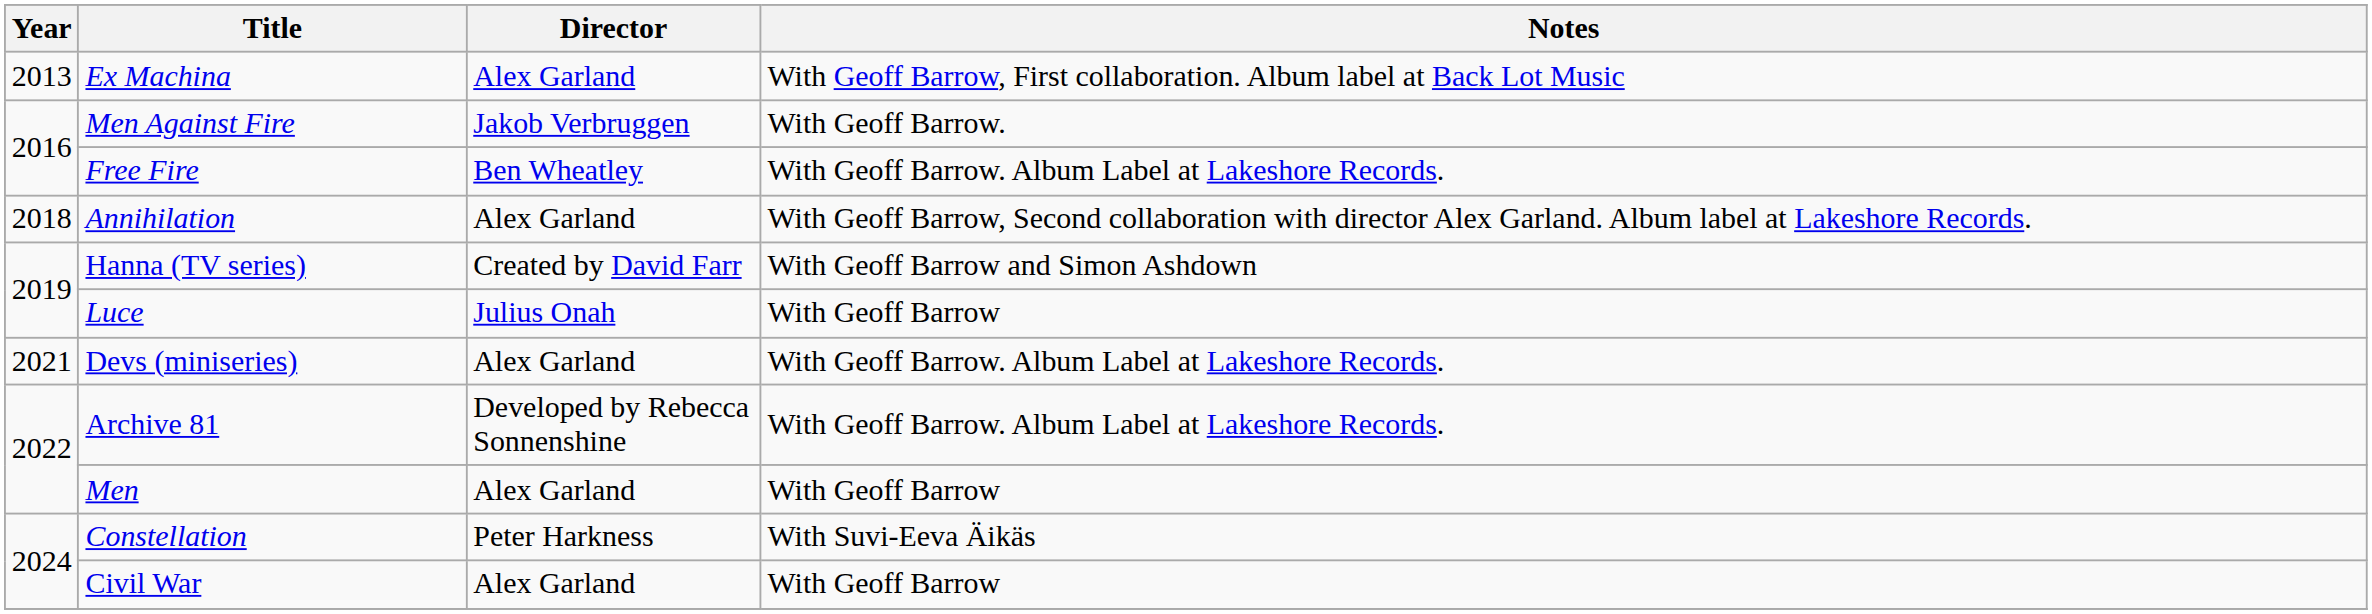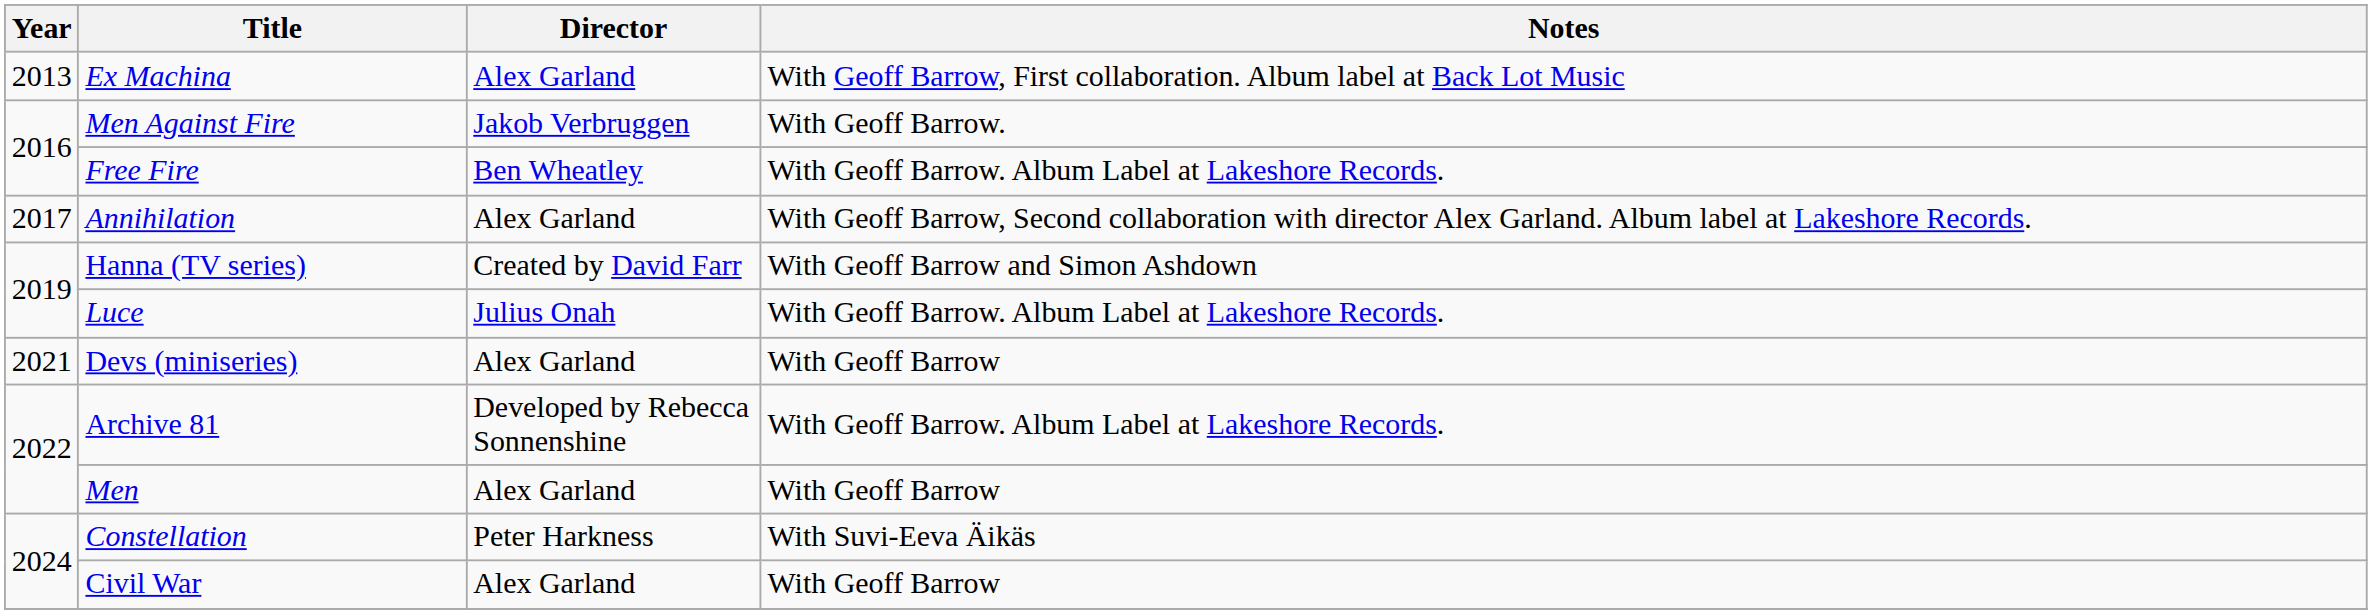(42, 218) 2018 -> (42, 218) 2017
(884, 312) With Geoff Barrow -> (1106, 312) With Geoff Barrow. Album Label at Lakeshore Records.
(1106, 360) With Geoff Barrow. Album Label at Lakeshore Records. -> (884, 360) With Geoff Barrow
